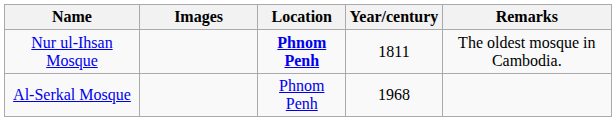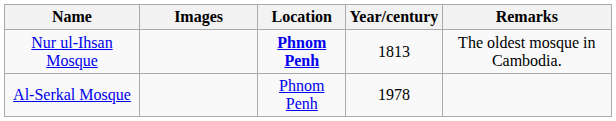(394, 51) 1811 -> (394, 51) 1813
(394, 94) 1968 -> (394, 94) 1978
